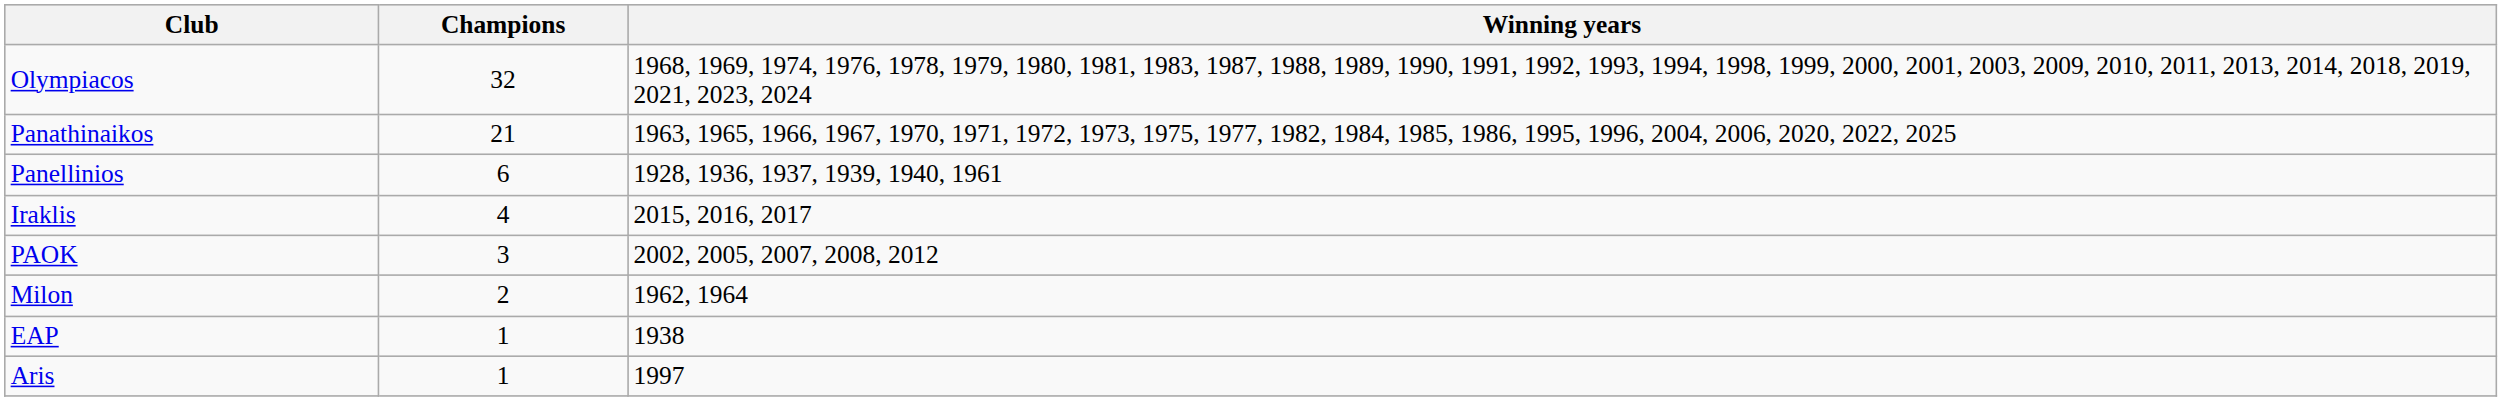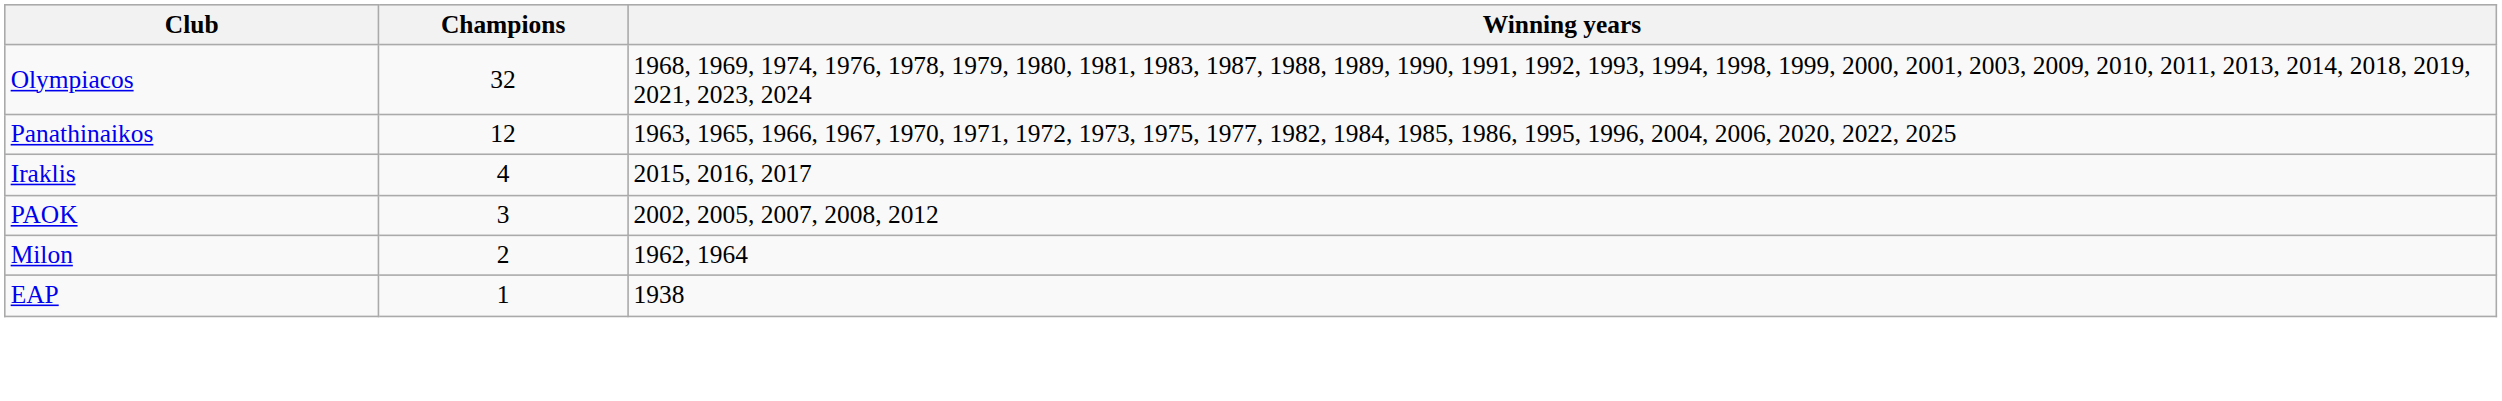(503, 133) 21 -> (503, 133) 12
- row: (67, 174)
- row: (33, 376)
